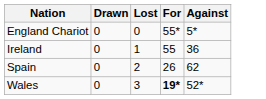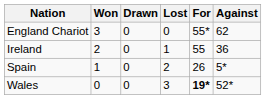+ column: (106, 13)
(192, 31) 5* -> (222, 31) 62
(193, 67) 62 -> (221, 67) 5*
